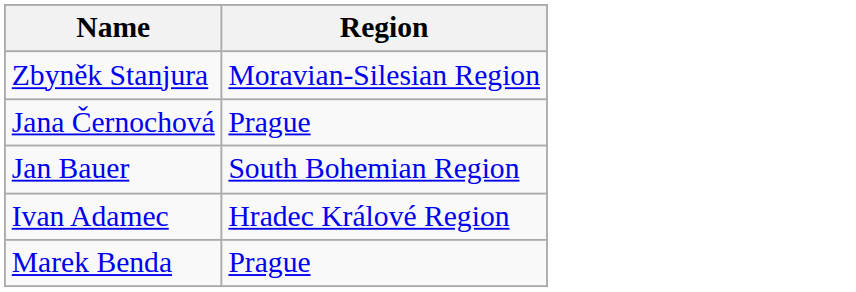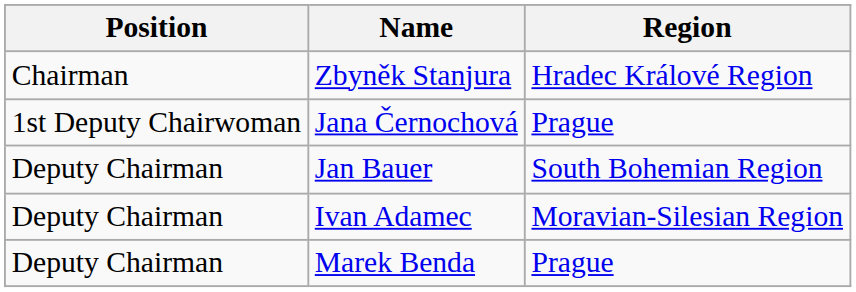+ column: (156, 27)
(384, 74) Moravian-Silesian Region -> (672, 74) Hradec Králové Region
(369, 215) Hradec Králové Region -> (687, 215) Moravian-Silesian Region
